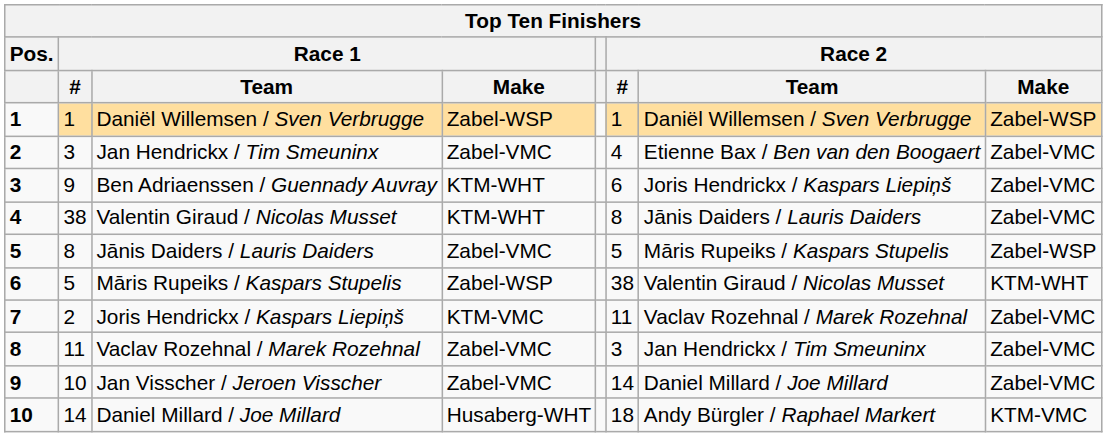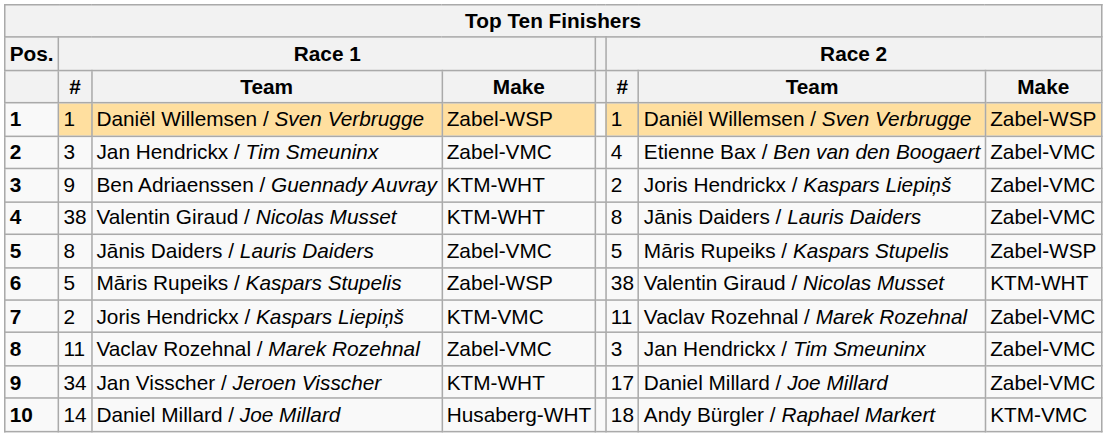(617, 185) 6 -> (617, 185) 2
(75, 382) 10 -> (75, 382) 34
(499, 382) Zabel-VMC -> (496, 382) KTM-WHT
(622, 382) 14 -> (622, 382) 17
